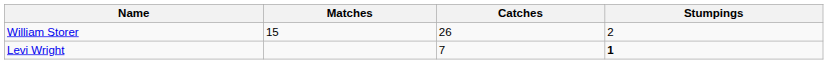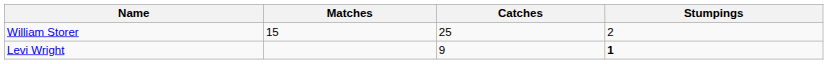(445, 31) 26 -> (445, 31) 25
(442, 50) 7 -> (442, 50) 9
